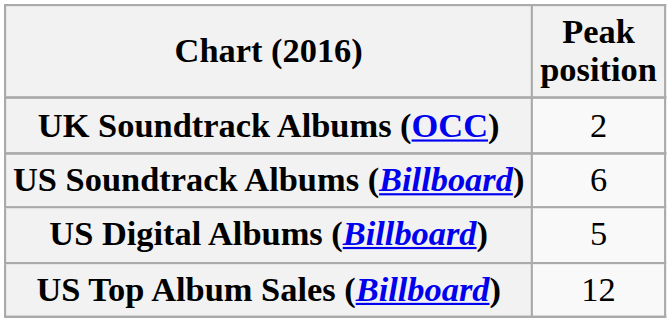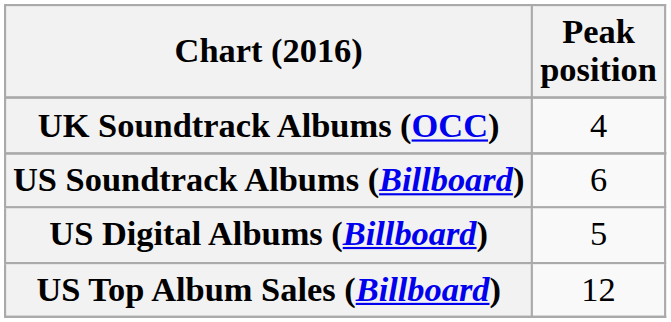(599, 125) 2 -> (599, 125) 4
